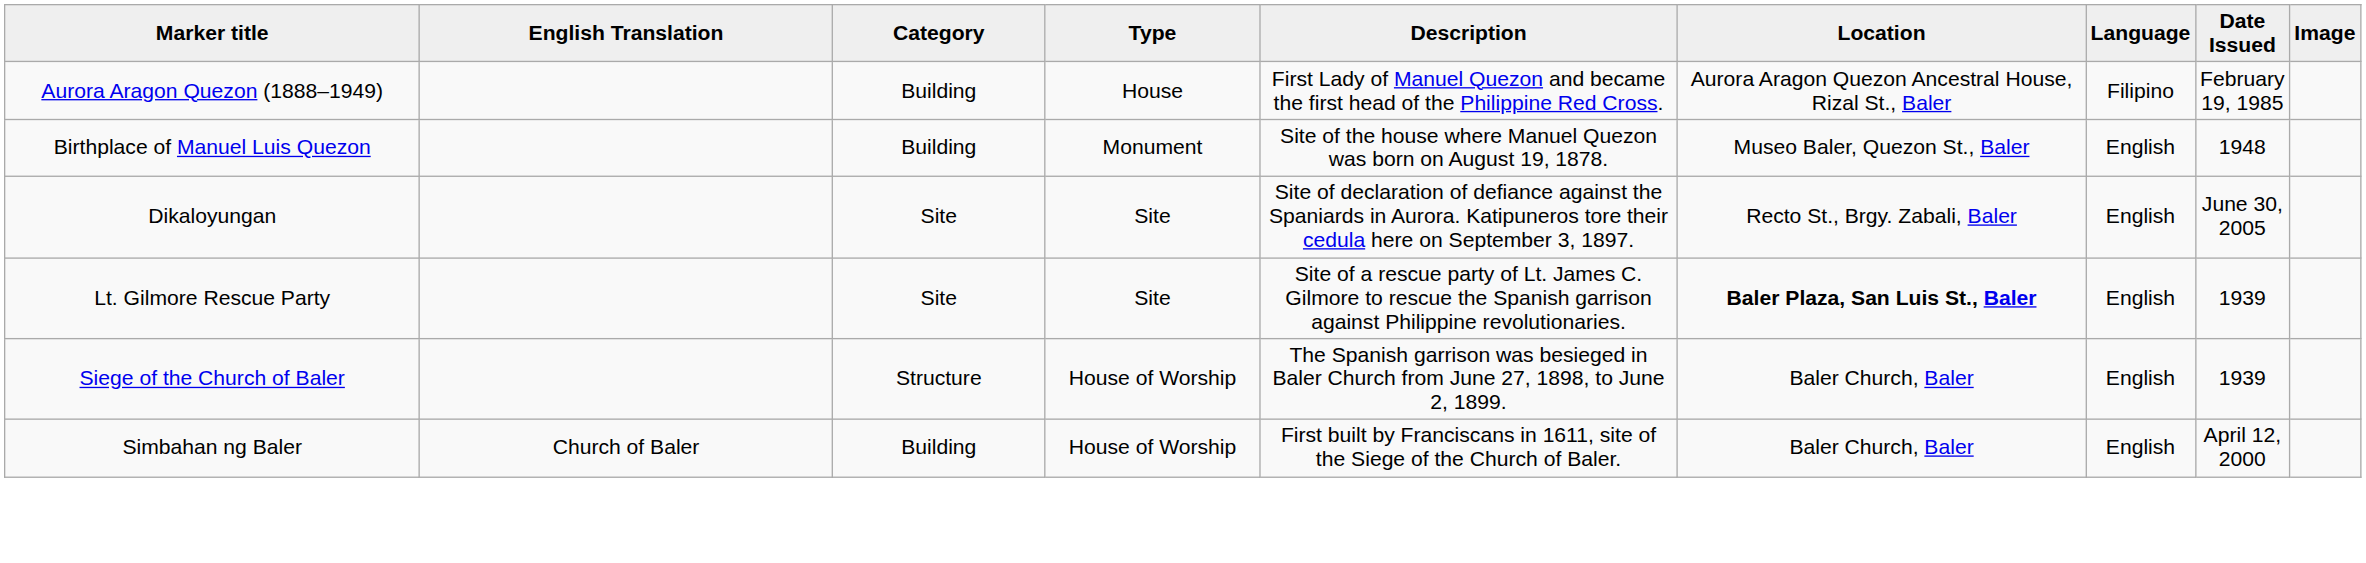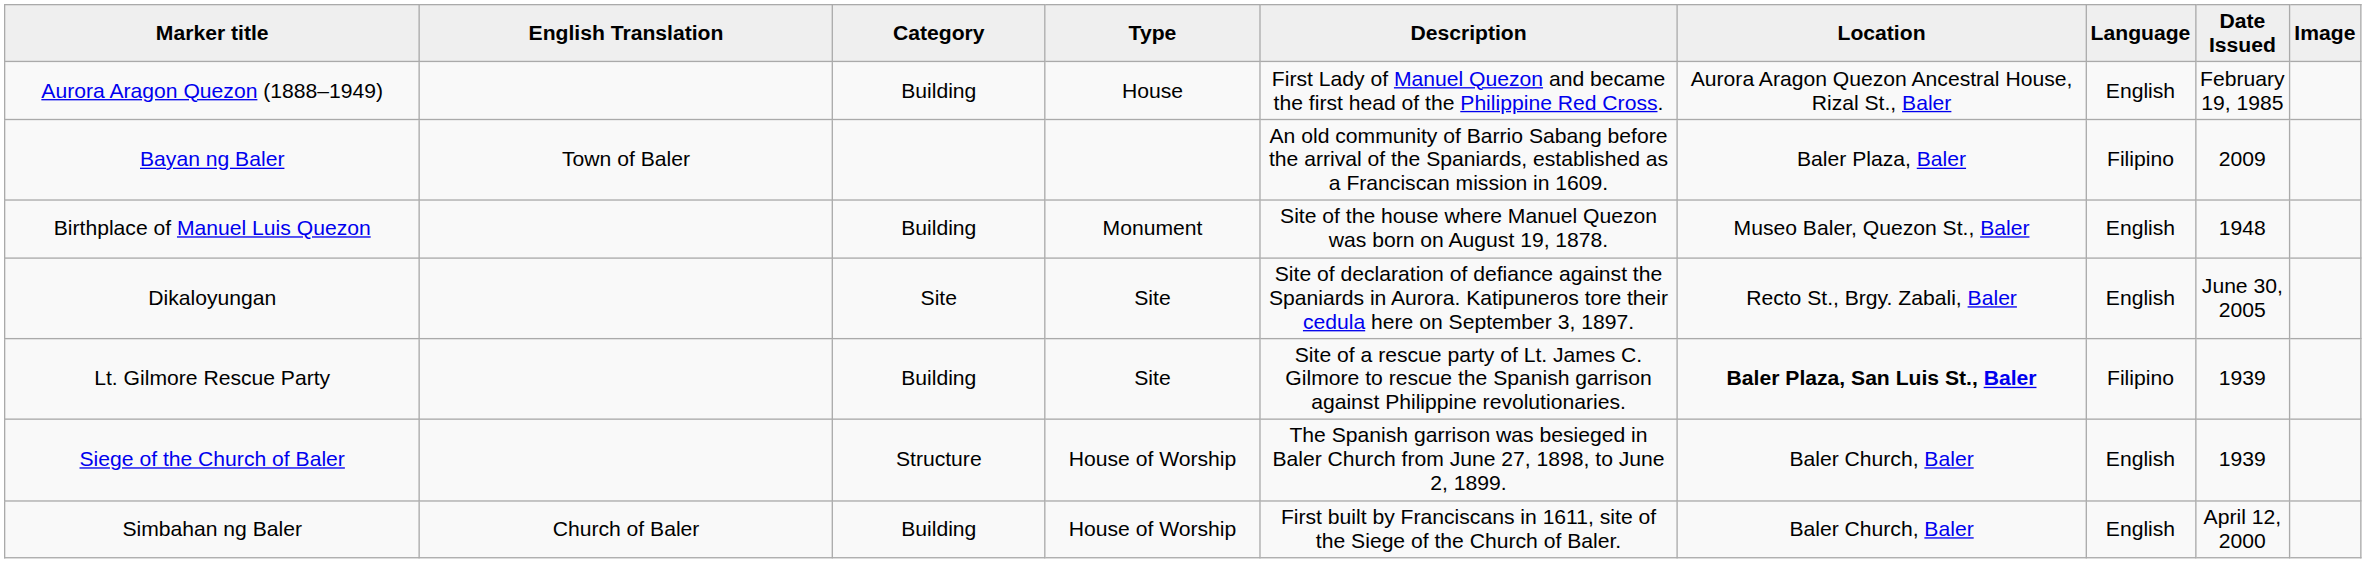(2140, 90) Filipino -> (2140, 90) English
+ row: (212, 159)
(939, 297) Site -> (939, 378) Building
(2140, 297) English -> (2140, 378) Filipino
